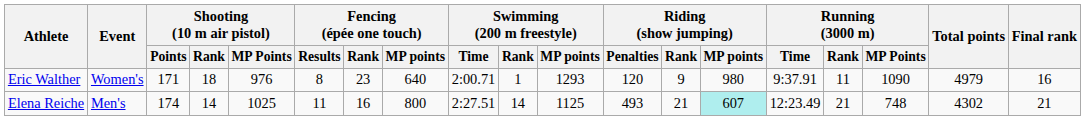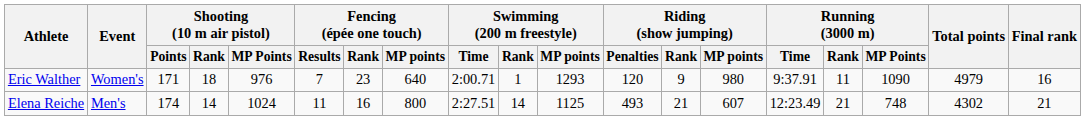(319, 79) 8 -> (319, 79) 7
(262, 103) 1025 -> (262, 103) 1024
(733, 103) paleturquoise background -> (733, 103) no background
